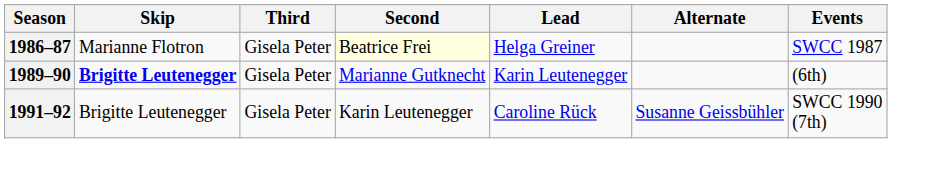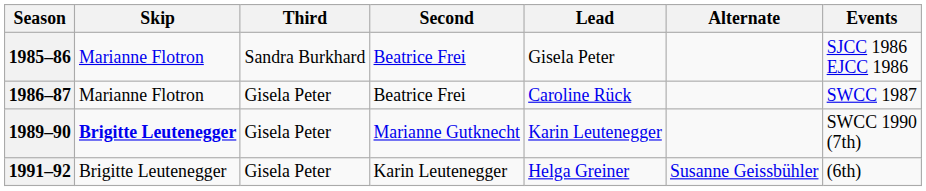+ row: (40, 56)
(385, 46) lightyellow background -> (420, 94) no background
(544, 46) Helga Greiner -> (580, 94) Caroline Rück
(809, 74) (6th) -> (872, 133) SWCC 1990 (7th)
(545, 113) Caroline Rück -> (579, 171) Helga Greiner
(837, 113) SWCC 1990 (7th) -> (844, 171) (6th)
